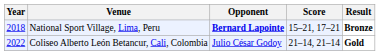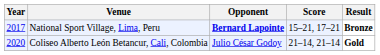(16, 28) 2018 -> (16, 28) 2017
(16, 43) 2022 -> (16, 43) 2020
